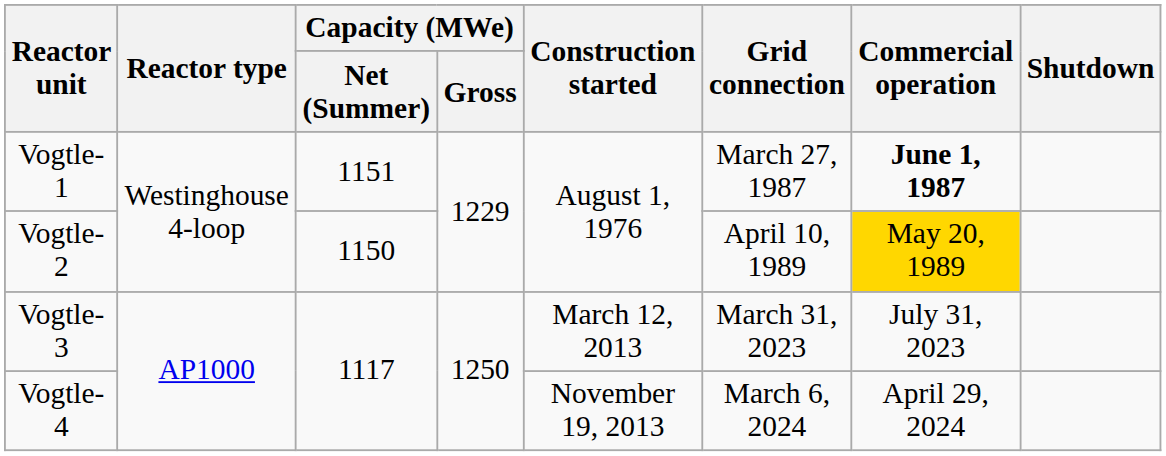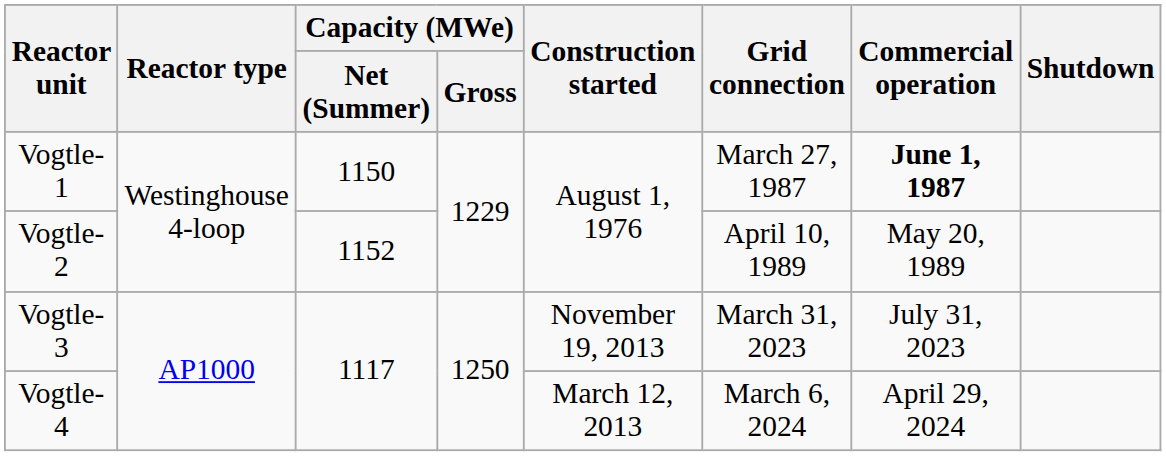(366, 170) 1151 -> (366, 170) 1150
(366, 250) 1150 -> (366, 250) 1152
(936, 250) gold background -> (936, 250) no background
(613, 330) March 12, 2013 -> (613, 330) November 19, 2013
(613, 410) November 19, 2013 -> (613, 410) March 12, 2013
